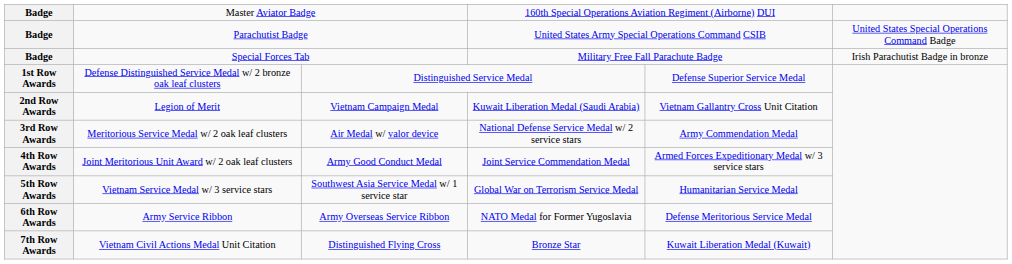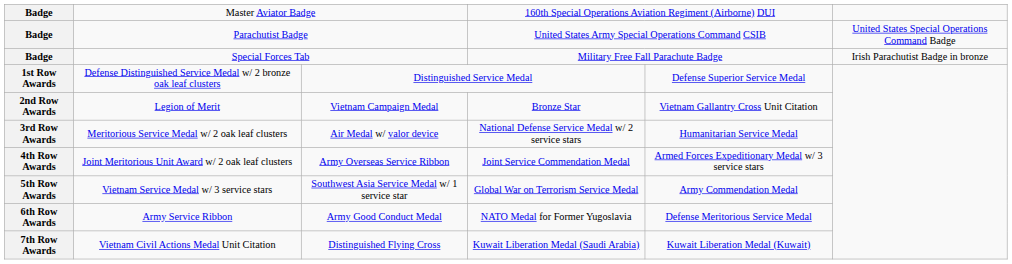(556, 106) Kuwait Liberation Medal (Saudi Arabia) -> (556, 106) Bronze Star
(739, 134) Army Commendation Medal -> (739, 134) Humanitarian Service Medal
(384, 161) Army Good Conduct Medal -> (384, 161) Army Overseas Service Ribbon
(739, 189) Humanitarian Service Medal -> (739, 189) Army Commendation Medal
(384, 217) Army Overseas Service Ribbon -> (384, 217) Army Good Conduct Medal
(556, 245) Bronze Star -> (556, 245) Kuwait Liberation Medal (Saudi Arabia)
